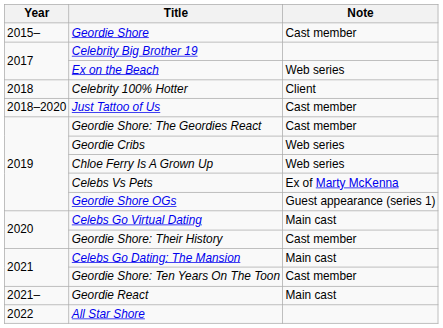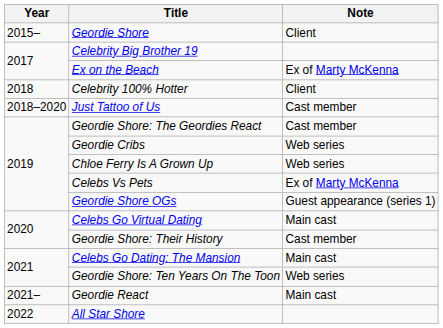(321, 32) Cast member -> (301, 32) Client
(315, 70) Web series -> (342, 70) Ex of Marty McKenna
(321, 276) Cast member -> (315, 276) Web series
